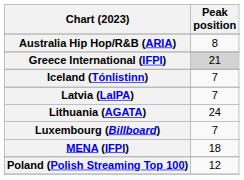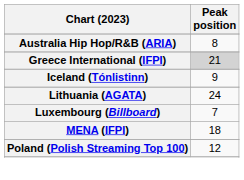(215, 78) 7 -> (215, 78) 9
- row: (98, 95)
